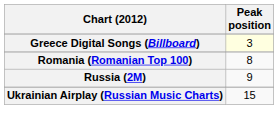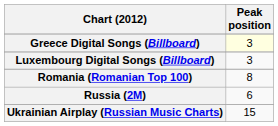+ row: (115, 60)
(250, 78) 9 -> (250, 95) 6
